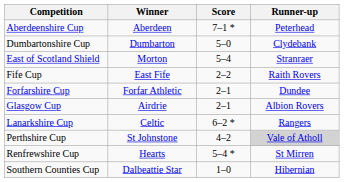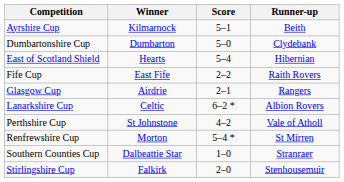- row: (45, 28)
+ row: (33, 28)
(152, 59) Morton -> (152, 59) Hearts
(295, 59) Stranraer -> (295, 59) Hibernian
- row: (38, 91)
(295, 106) Albion Rovers -> (295, 91) Rangers
(295, 122) Rangers -> (295, 106) Albion Rovers
(295, 138) lightgrey background -> (295, 122) no background
(152, 153) Hearts -> (152, 138) Morton
(295, 169) Hibernian -> (295, 153) Stranraer
+ row: (41, 169)
